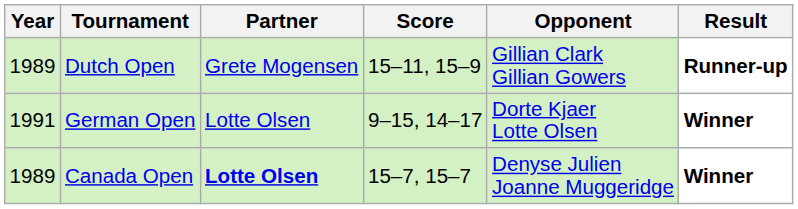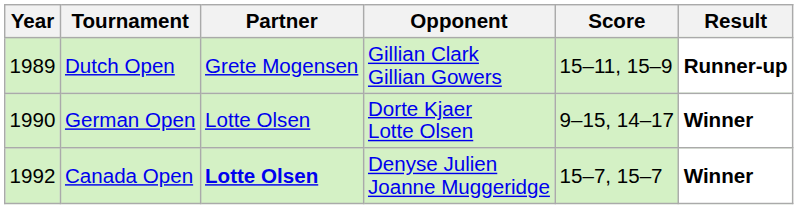columns swapped: (583, 21) <-> (425, 21)
(32, 121) 1991 -> (32, 121) 1990
(32, 176) 1989 -> (32, 176) 1992
